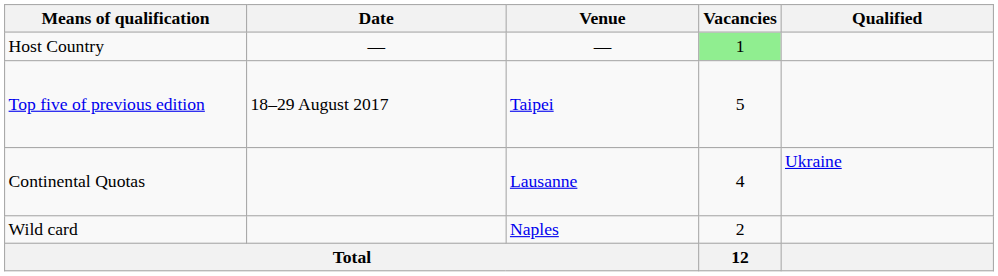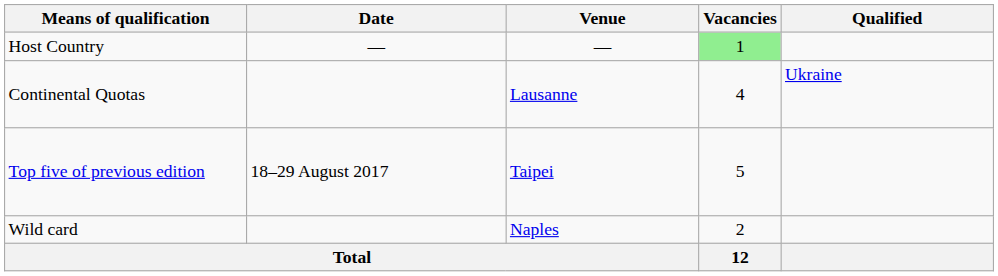rows swapped: (107, 103) <-> (77, 181)
